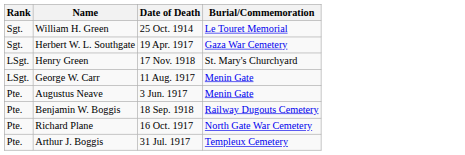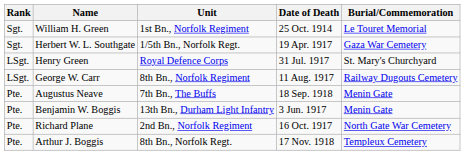+ column: (207, 12)
(168, 61) 17 Nov. 1918 -> (304, 61) 31 Jul. 1917
(229, 77) Menin Gate -> (401, 77) Railway Dugouts Cemetery
(164, 93) 3 Jun. 1917 -> (306, 93) 18 Sep. 1918
(167, 110) 18 Sep. 1918 -> (303, 110) 3 Jun. 1917
(262, 110) Railway Dugouts Cemetery -> (368, 110) Menin Gate
(165, 142) 31 Jul. 1917 -> (306, 142) 17 Nov. 1918
